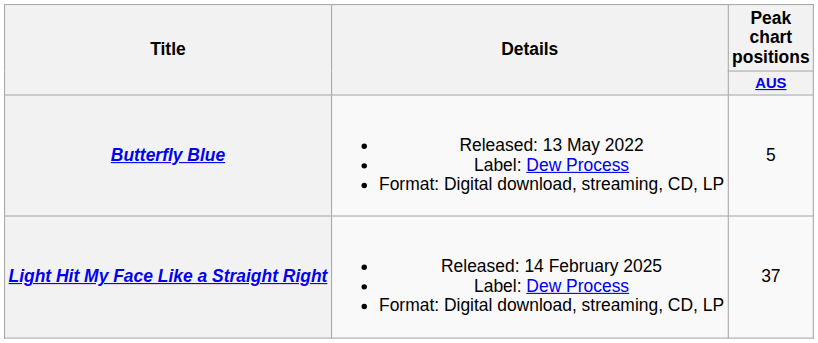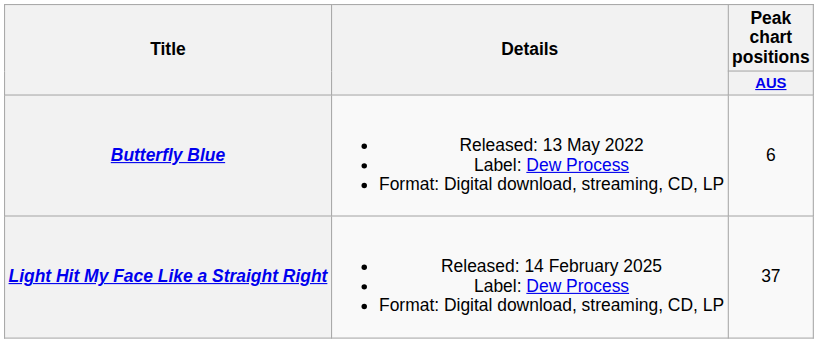(771, 155) 5 -> (771, 155) 6
